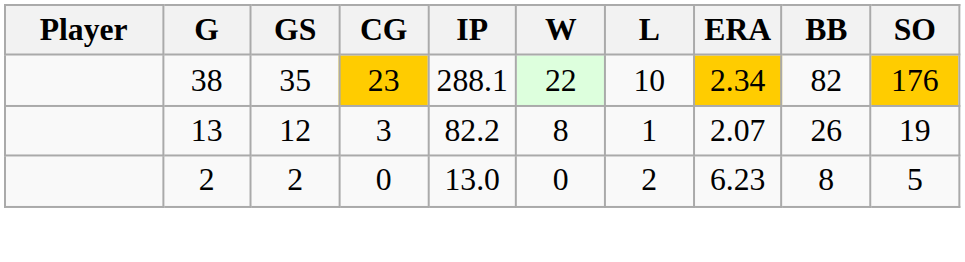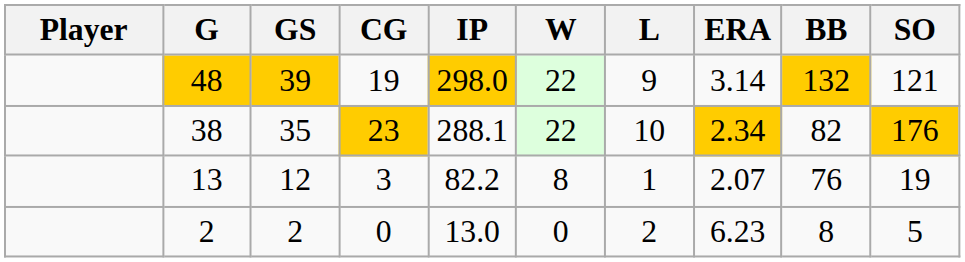+ row: (207, 79)
(826, 130) 26 -> (826, 180) 76
